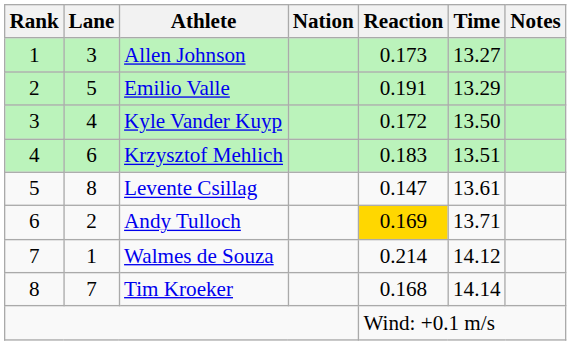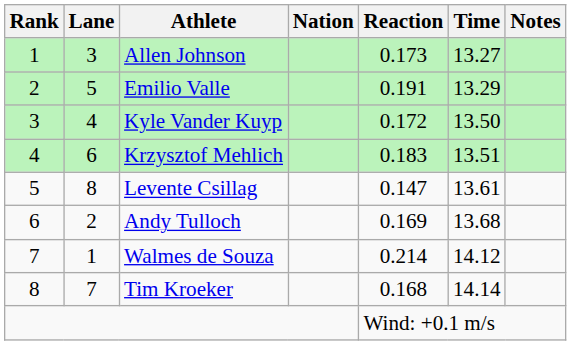(403, 222) gold background -> (403, 222) no background
(477, 222) 13.71 -> (477, 222) 13.68
